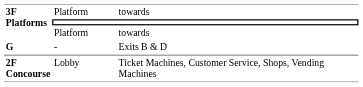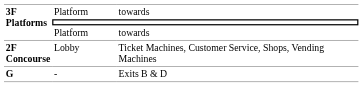rows swapped: (67, 63) <-> (56, 47)
